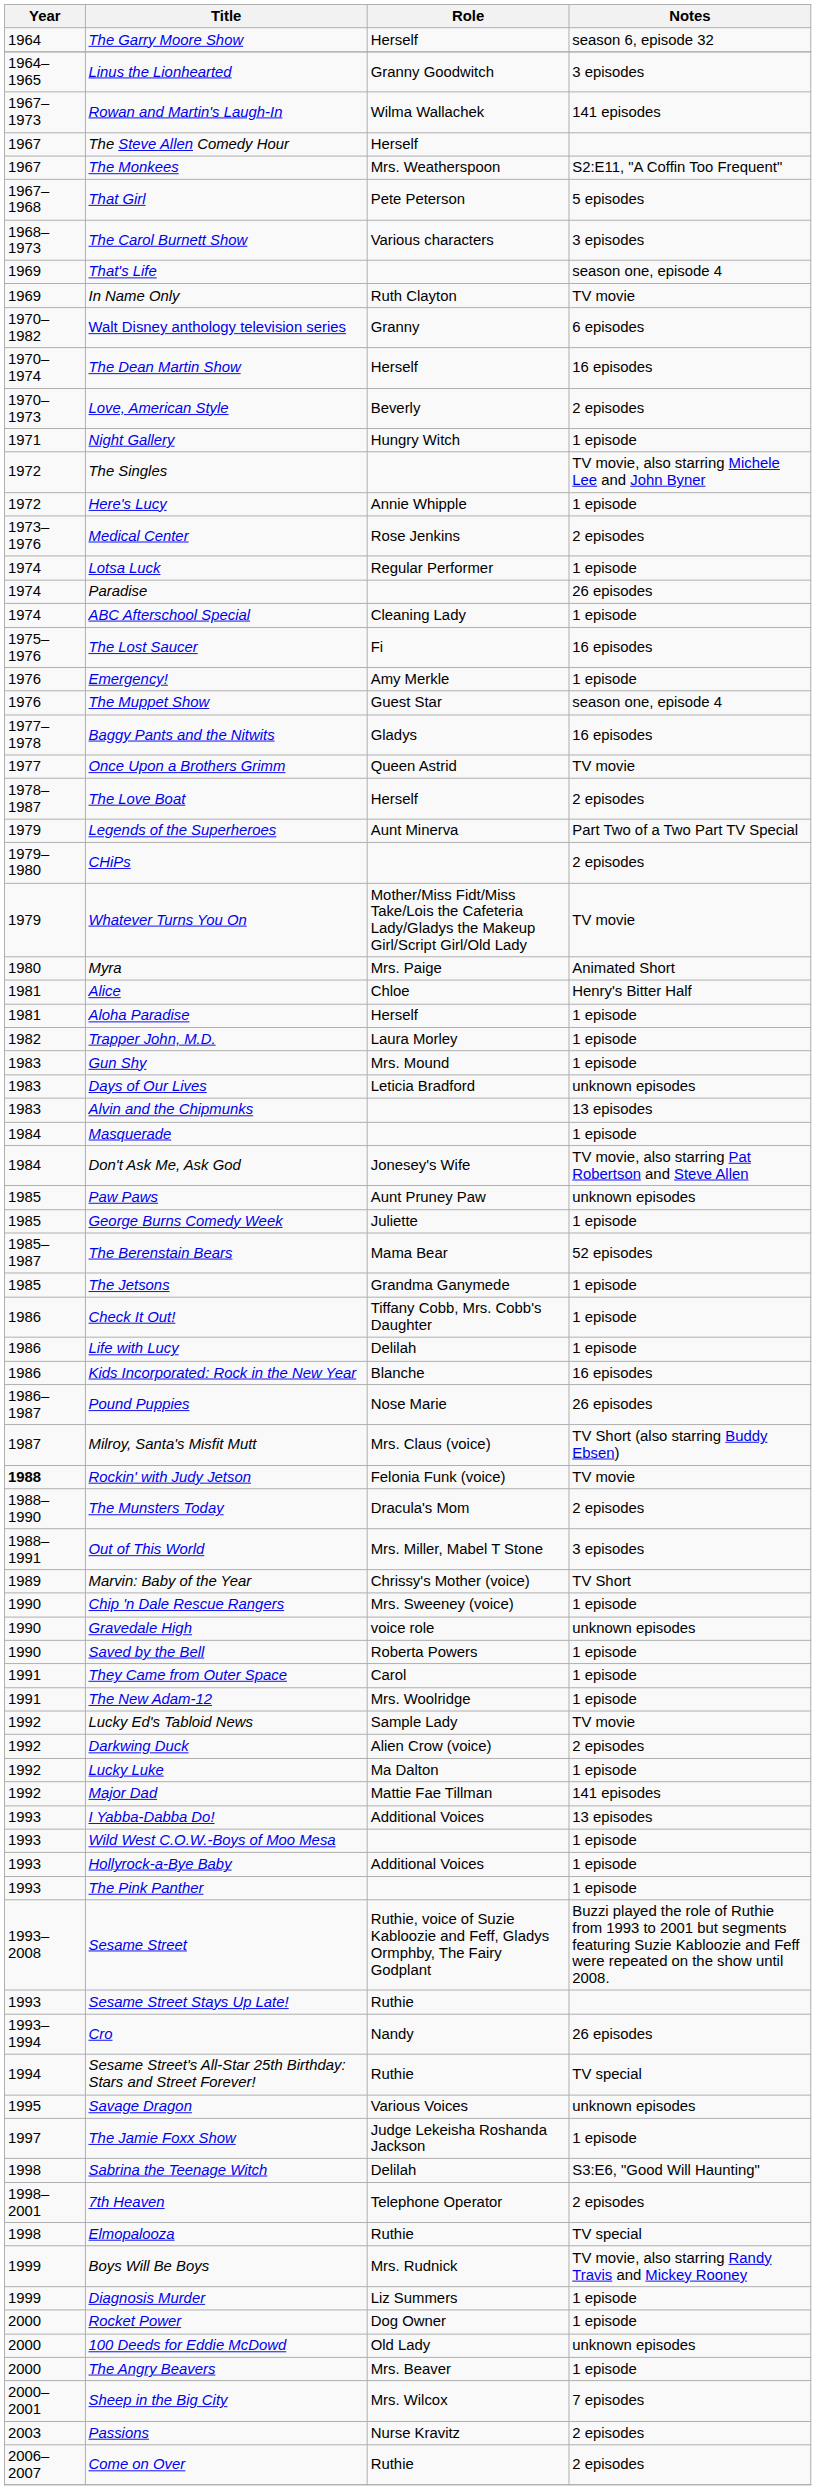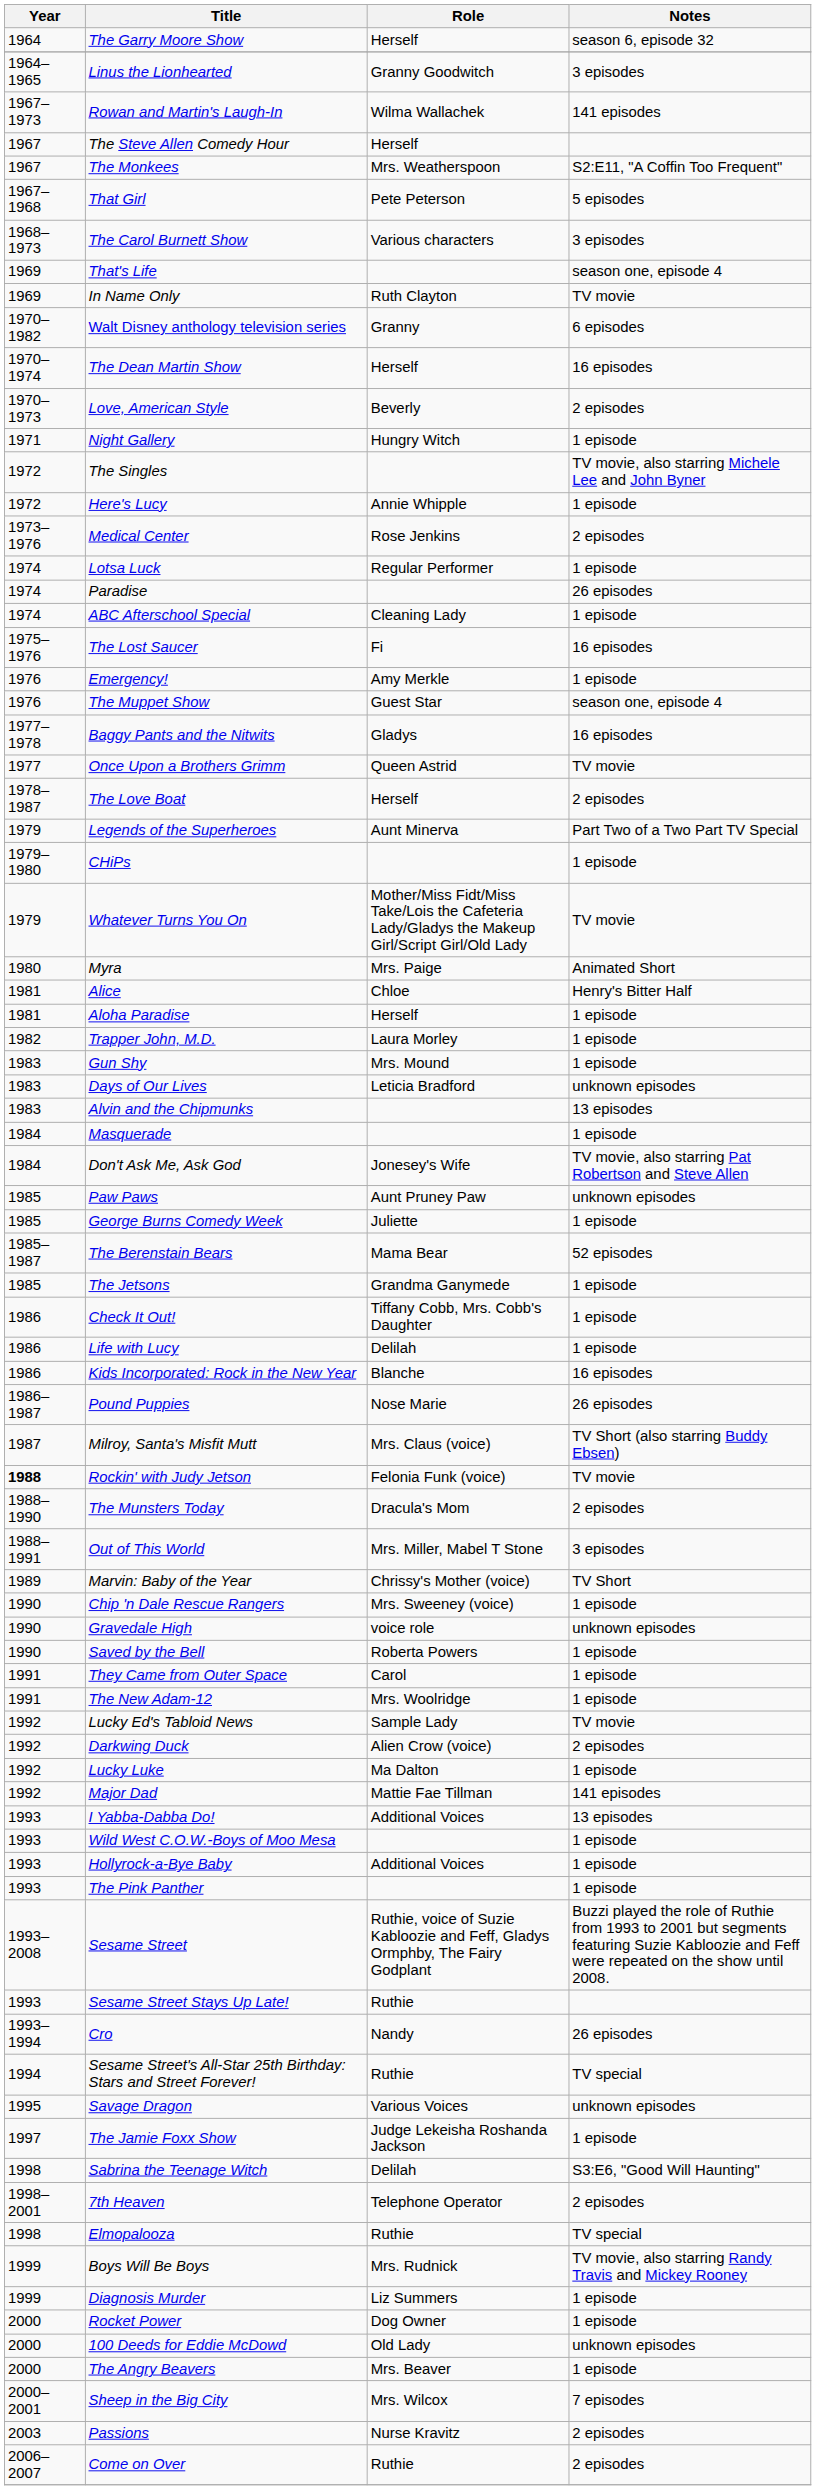(608, 862) 2 episodes -> (605, 862) 1 episode
